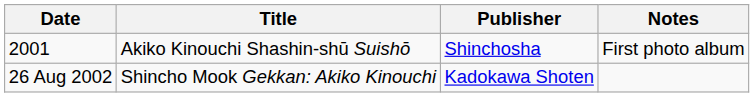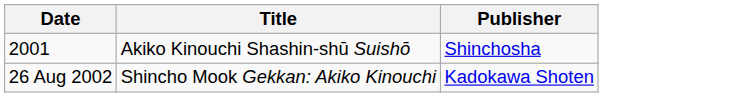- column: (673, 19)
